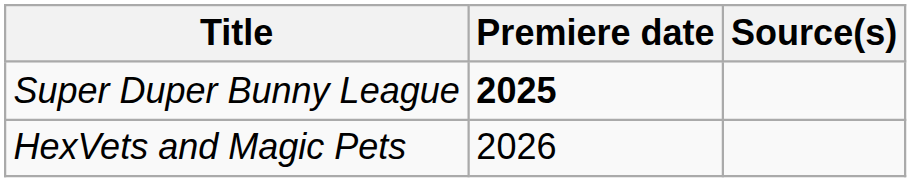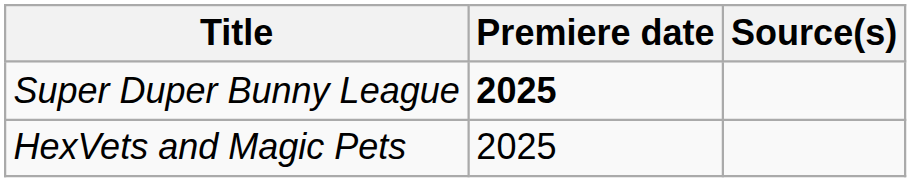(516, 147) 2026 -> (516, 147) 2025
